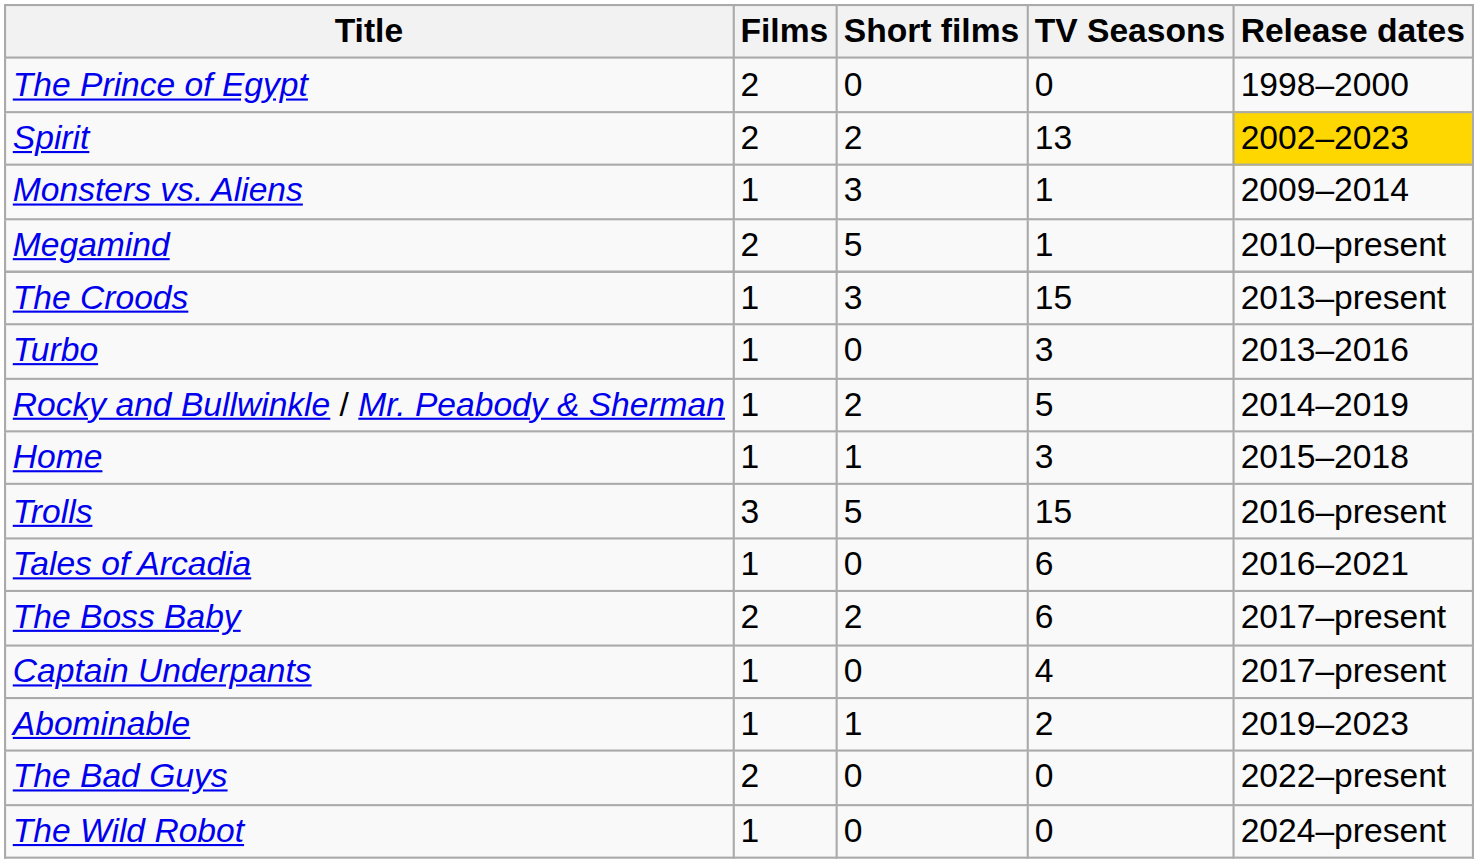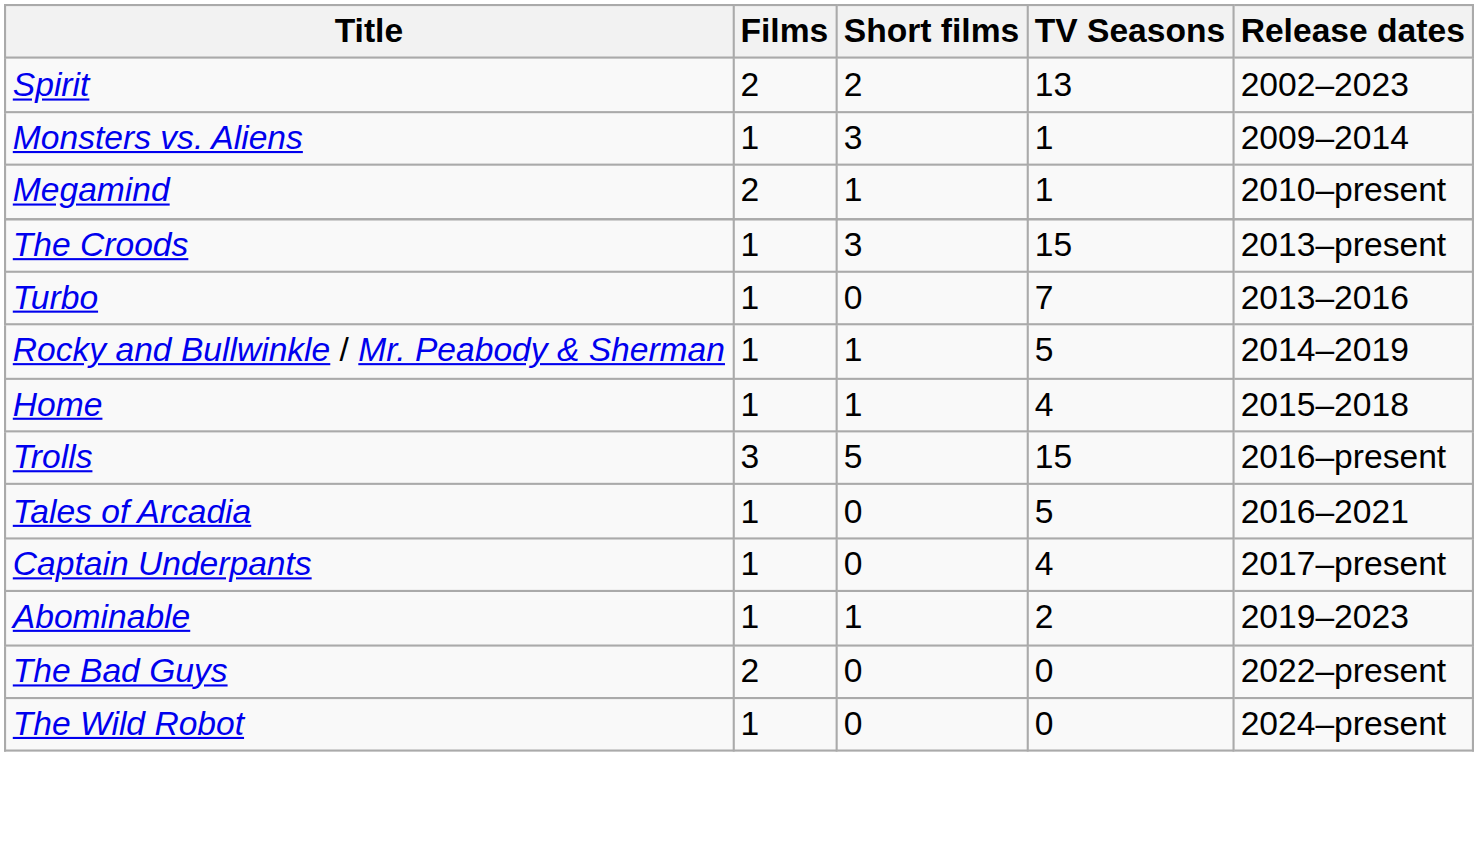- row: (160, 84)
(1325, 137) gold background -> (1325, 84) no background
(853, 244) 5 -> (853, 191) 1
(1044, 350) 3 -> (1044, 297) 7
(853, 404) 2 -> (853, 350) 1
(1044, 457) 3 -> (1044, 404) 4
(1044, 564) 6 -> (1044, 510) 5
- row: (127, 617)
